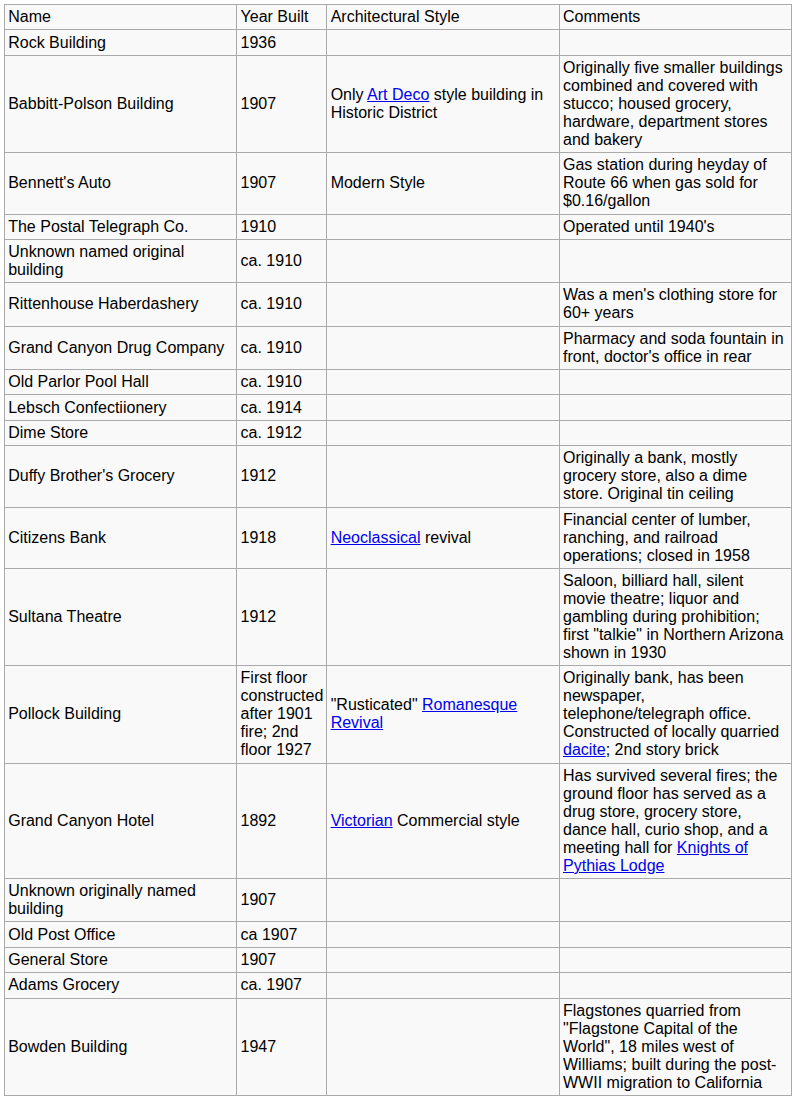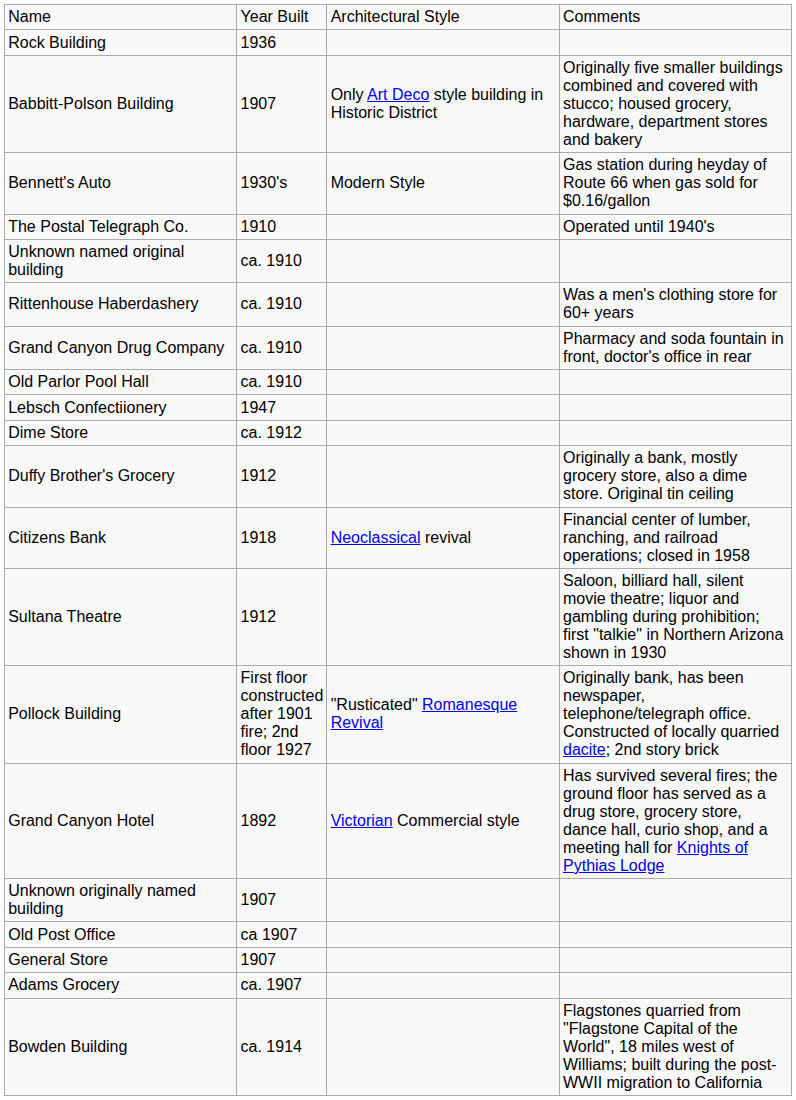(258, 183) 1907 -> (264, 183) 1930's
(271, 407) ca. 1914 -> (258, 407) 1947
(258, 1046) 1947 -> (271, 1046) ca. 1914
